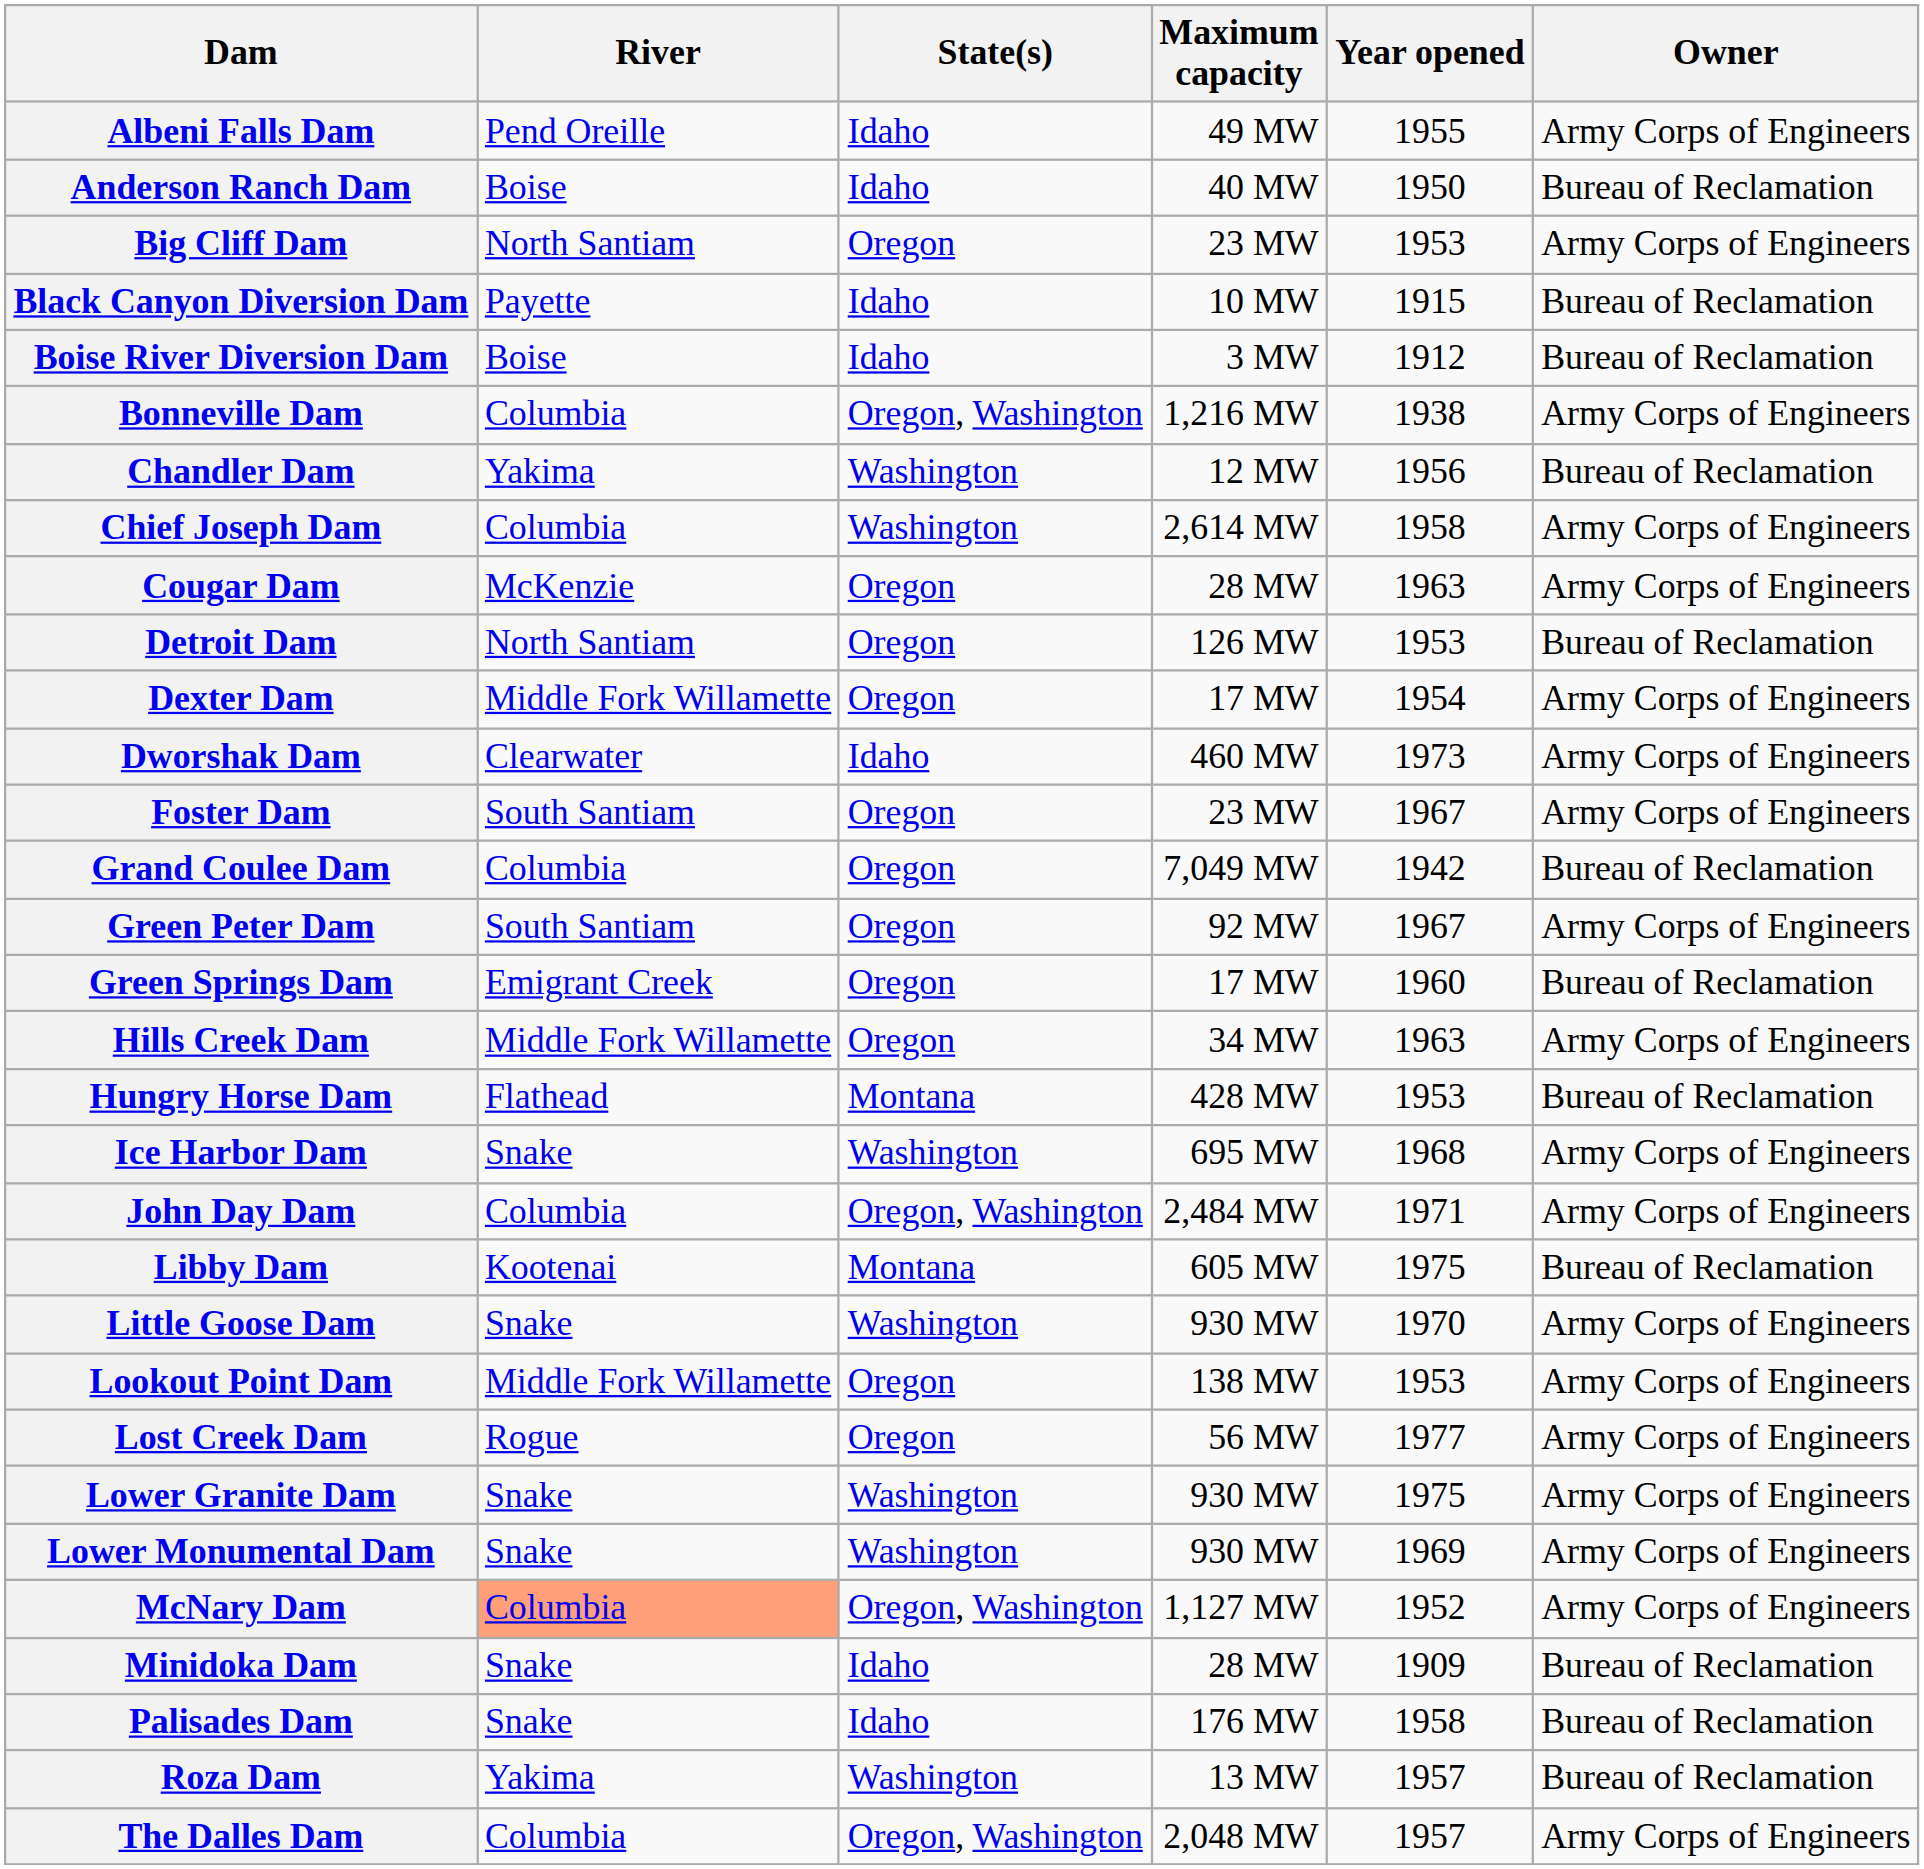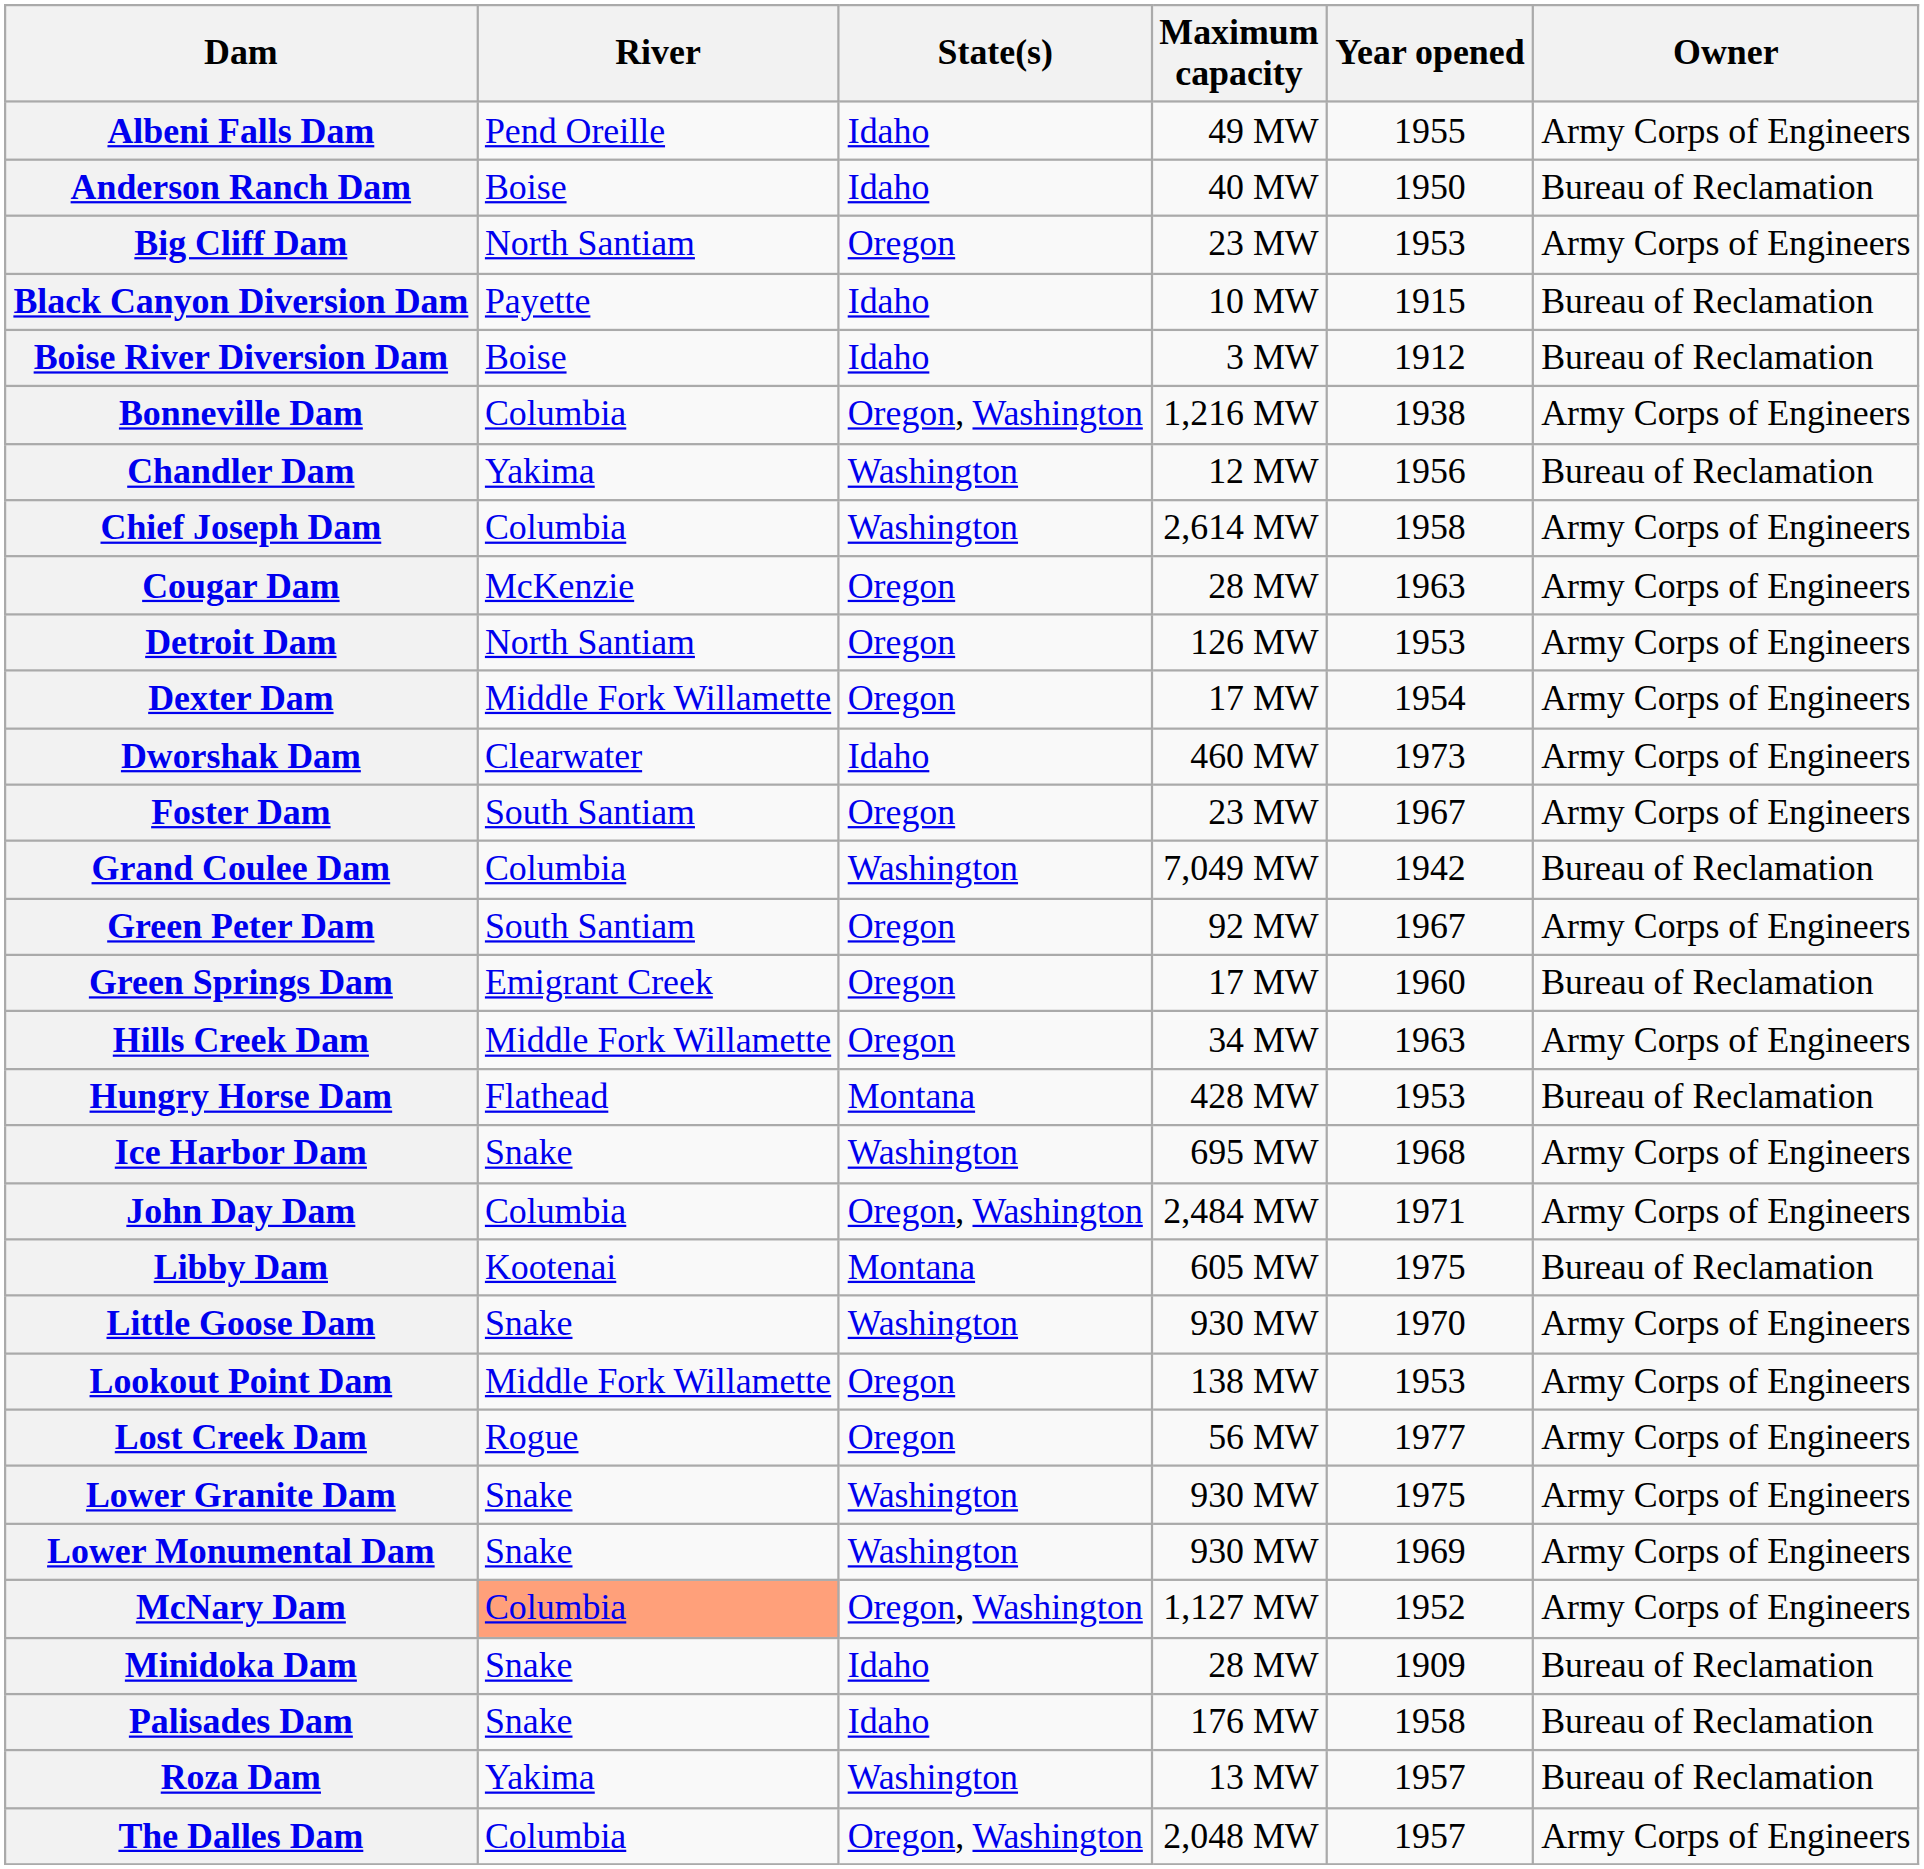(1707, 641) Bureau of Reclamation -> (1726, 641) Army Corps of Engineers
(901, 869) Oregon -> (933, 869) Washington
